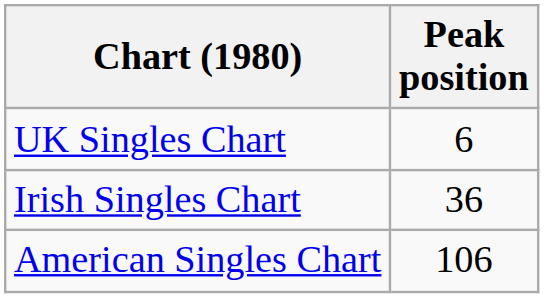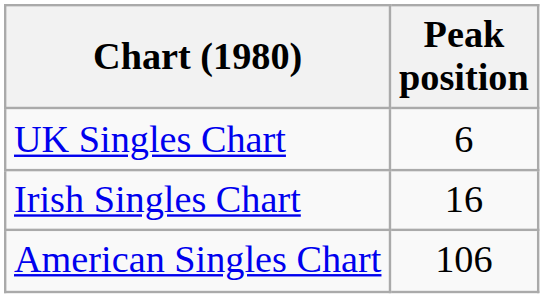(464, 199) 36 -> (464, 199) 16
